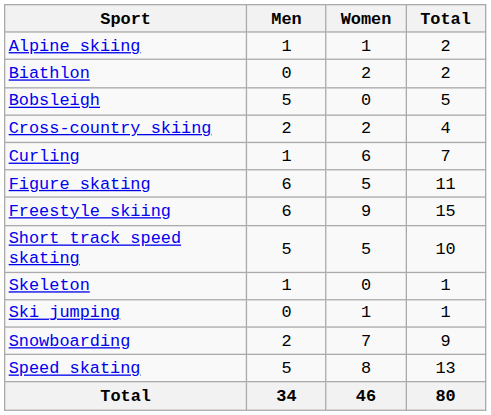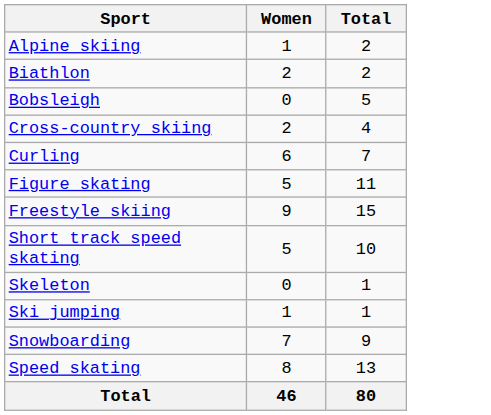- column: (286, 18)
